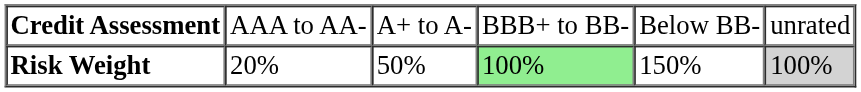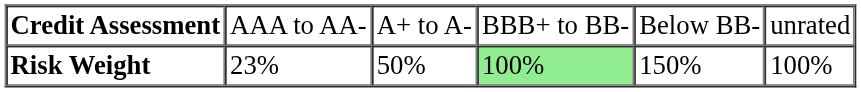(255, 65) 20% -> (255, 65) 23%
(801, 65) lightgrey background -> (801, 65) no background
